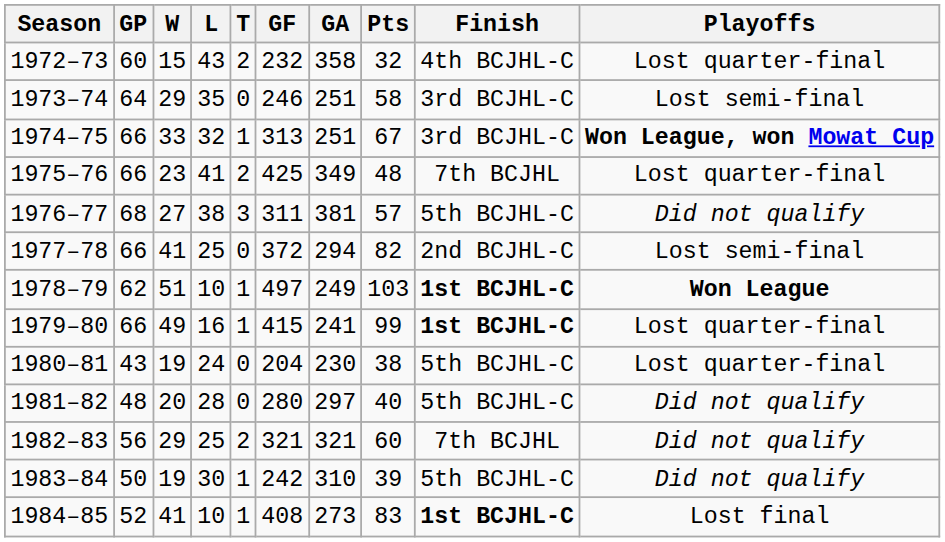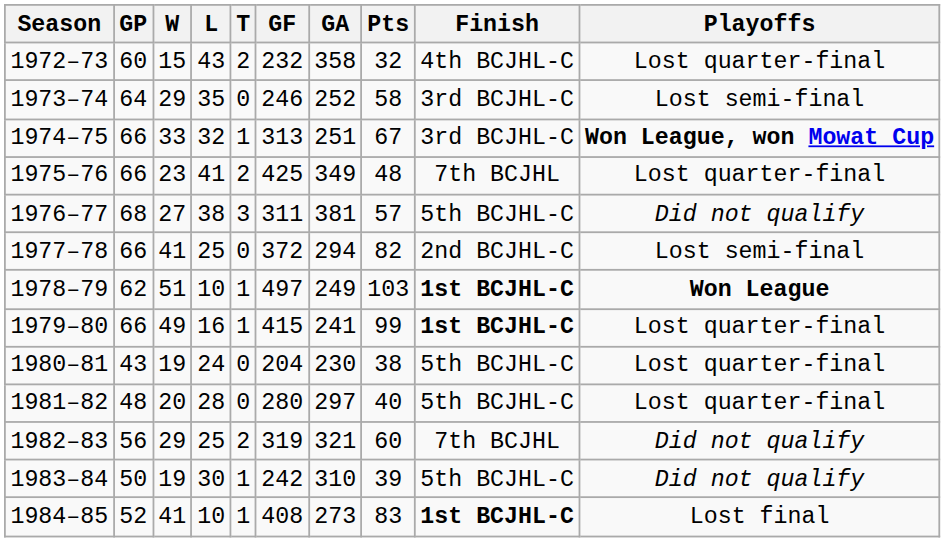(335, 100) 251 -> (335, 100) 252
(760, 403) Did not qualify -> (760, 403) Lost quarter-final
(282, 441) 321 -> (282, 441) 319
